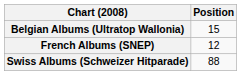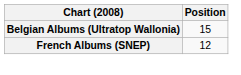- row: (98, 62)
